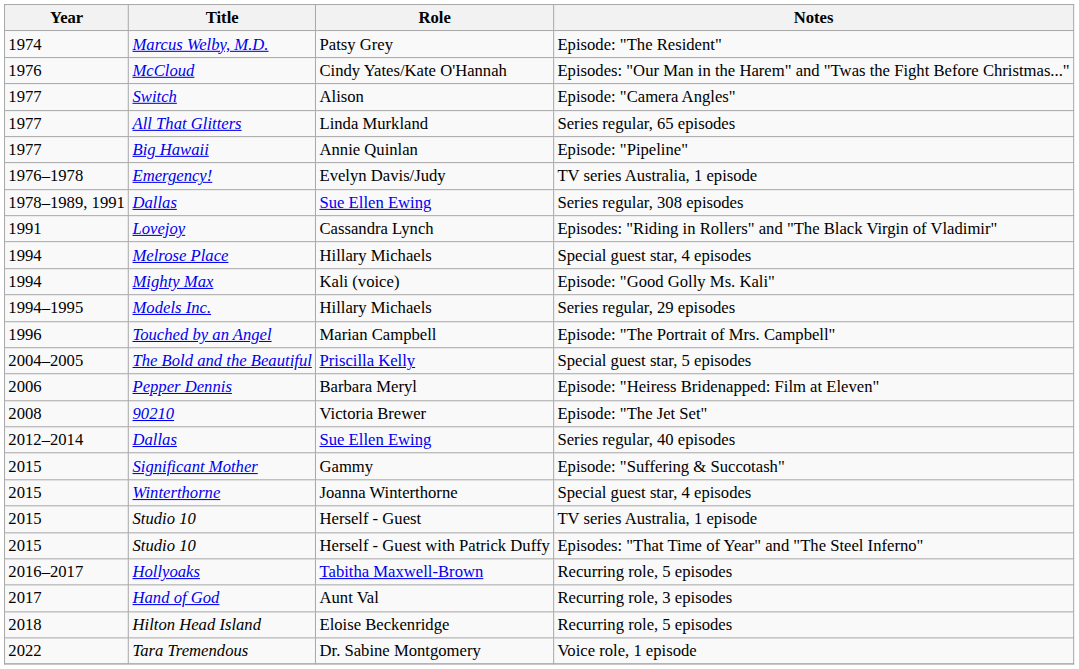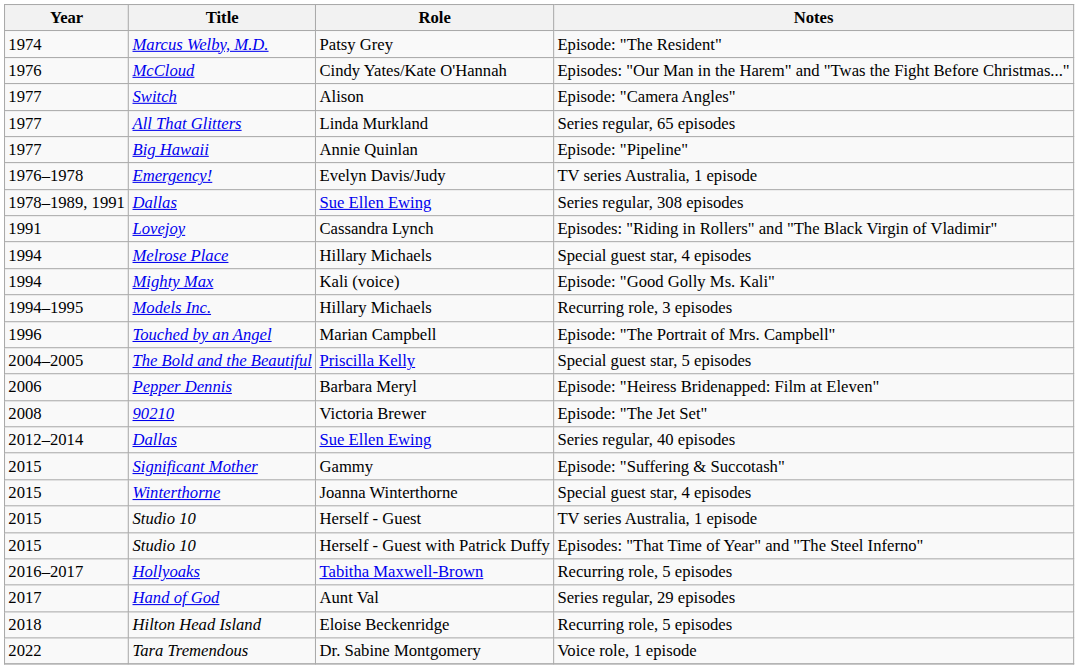(646, 307) Series regular, 29 episodes -> (645, 307) Recurring role, 3 episodes
(645, 598) Recurring role, 3 episodes -> (646, 598) Series regular, 29 episodes
